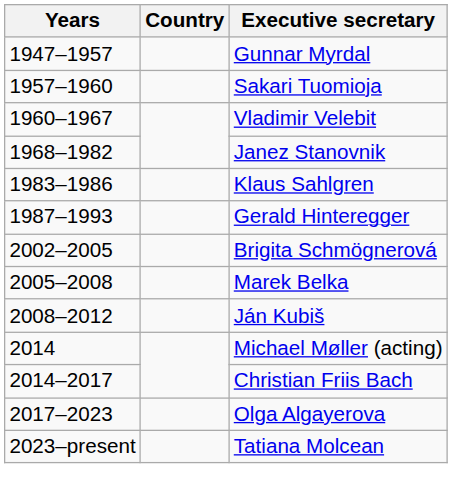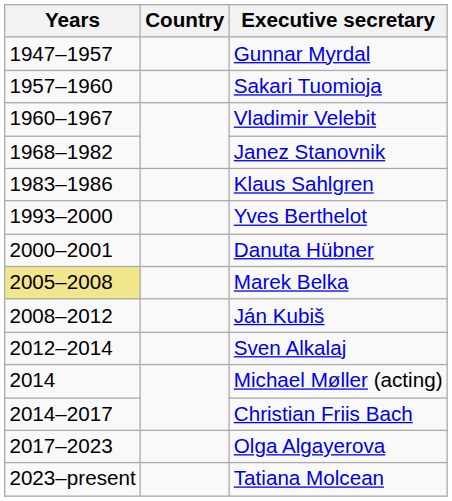- row: (322, 217)
+ row: (300, 217)
+ row: (304, 250)
- row: (335, 250)
(61, 282) no background -> (61, 282) khaki background
+ row: (290, 348)
